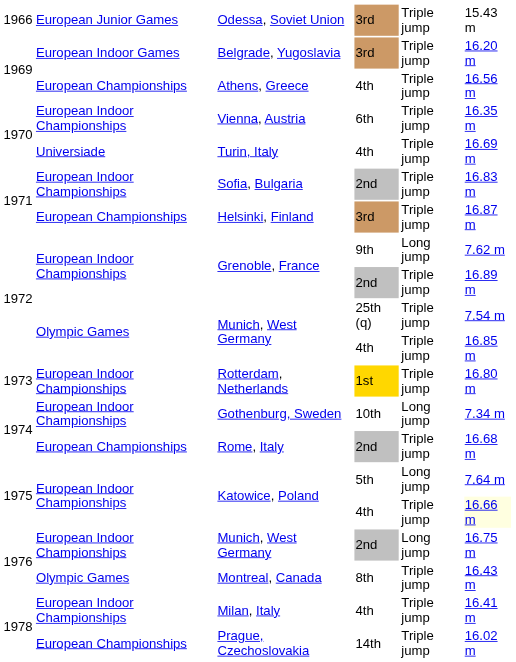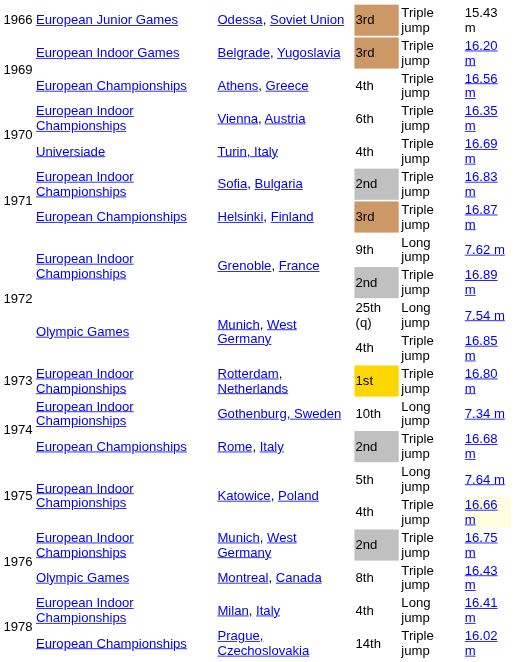(418, 315) Triple jump -> (416, 315) Long jump
(416, 545) Long jump -> (418, 545) Triple jump
(418, 610) Triple jump -> (416, 610) Long jump
